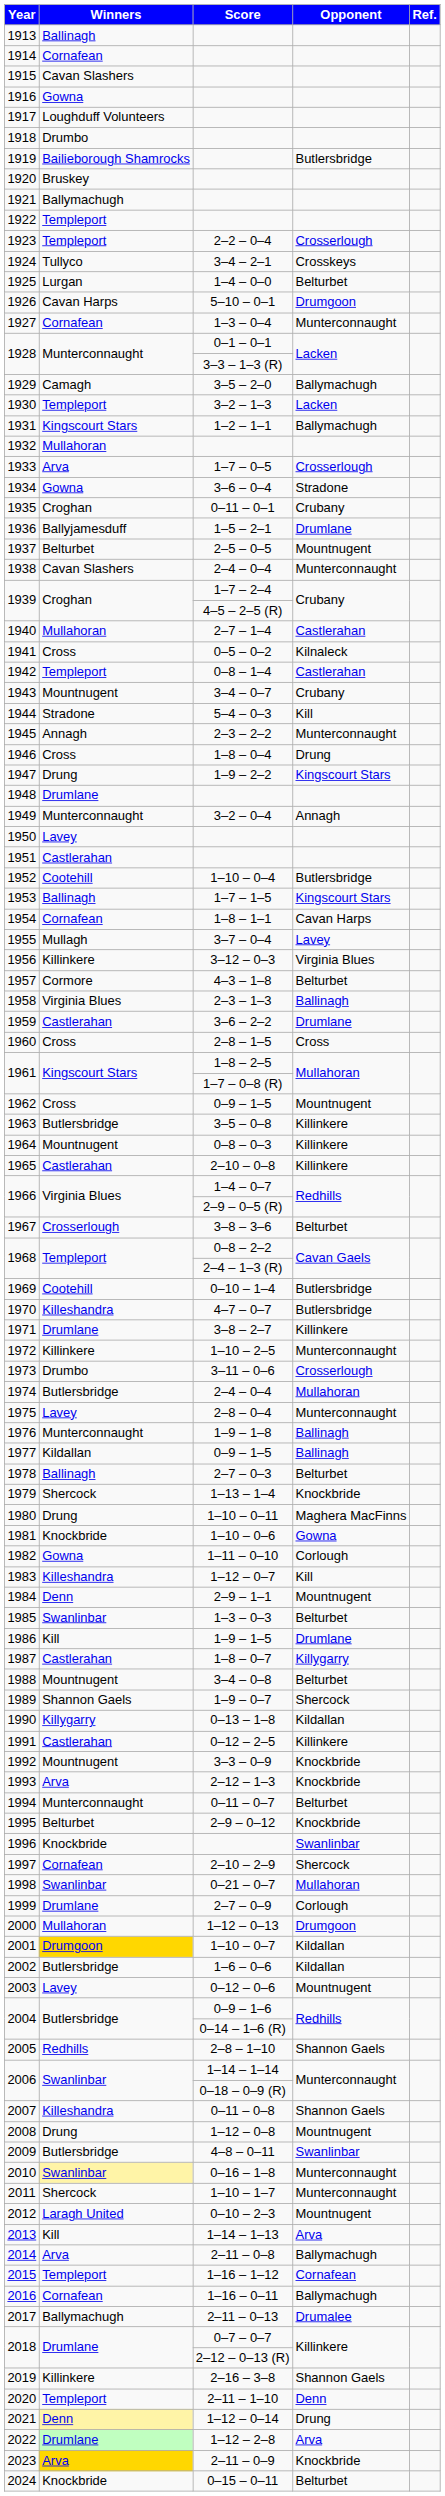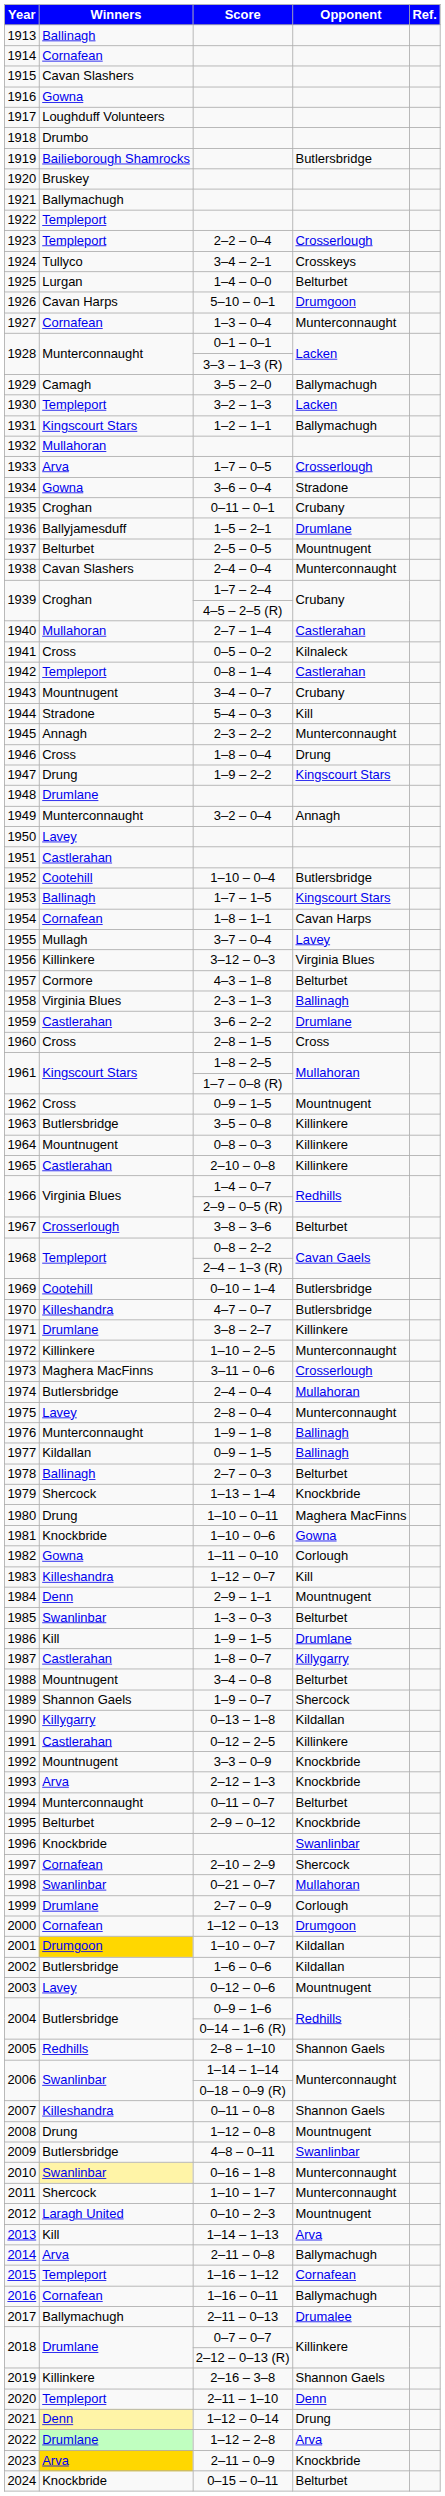(65, 1371) Drumbo -> (98, 1371) Maghera MacFinns
(74, 1926) Mullahoran -> (72, 1926) Cornafean
